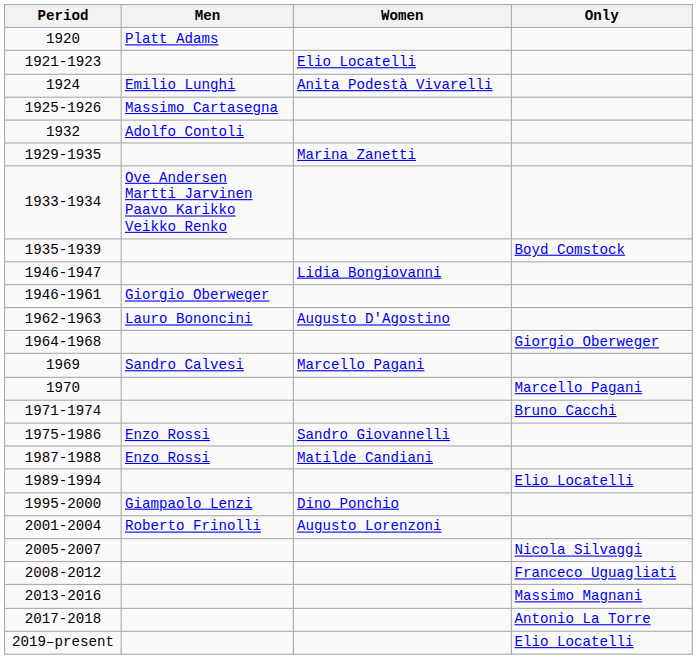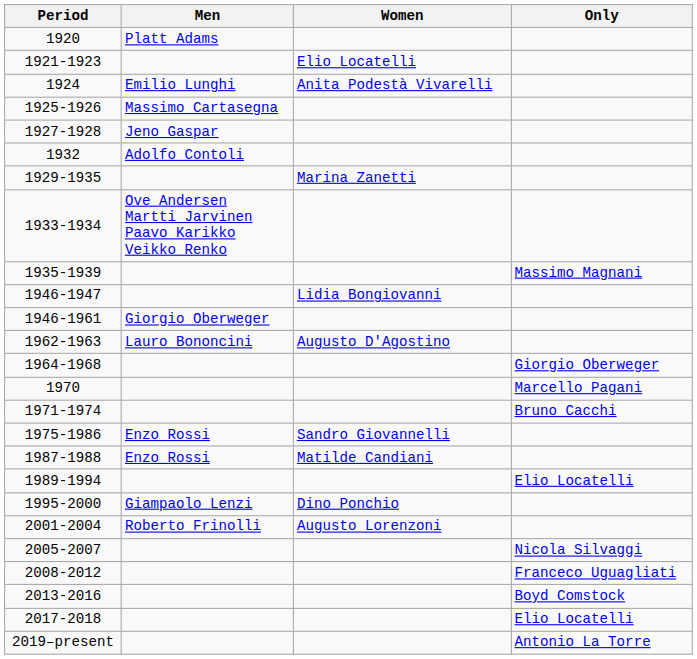+ row: (63, 132)
(570, 250) Boyd Comstock -> (578, 273) Massimo Magnani
- row: (63, 365)
(578, 596) Massimo Magnani -> (570, 596) Boyd Comstock
(583, 619) Antonio La Torre -> (574, 619) Elio Locatelli
(574, 643) Elio Locatelli -> (583, 643) Antonio La Torre
